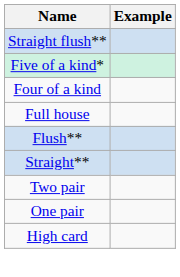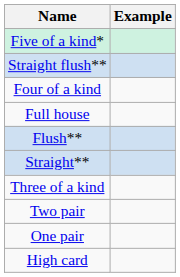rows swapped: (57, 65) <-> (57, 41)
+ row: (57, 187)
